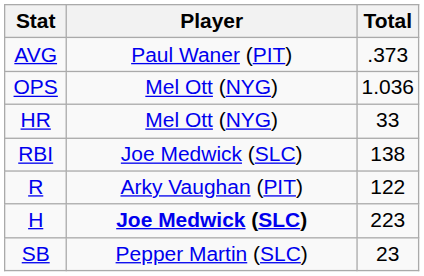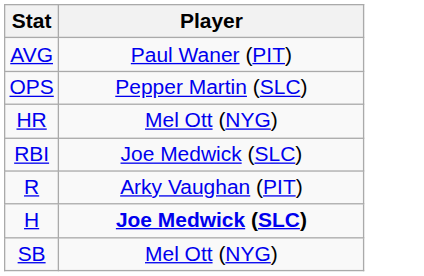- column: (388, 21)
(212, 87) Mel Ott (NYG) -> (211, 87) Pepper Martin (SLC)
(212, 253) Pepper Martin (SLC) -> (211, 253) Mel Ott (NYG)
